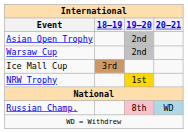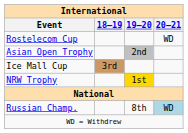+ row: (42, 39)
- row: (32, 53)
(139, 108) pink background -> (139, 108) no background
